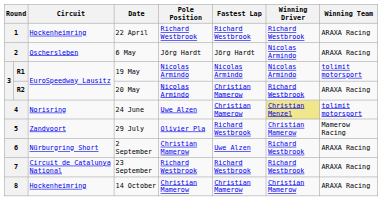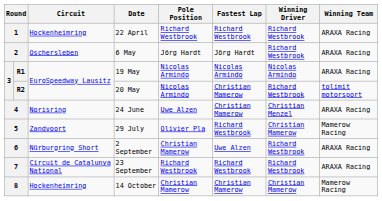(282, 52) Nicolas Armindo -> (286, 52) Richard Westbrook
(342, 71) tolimit motorsport -> (346, 71) ARAXA Racing
(346, 91) ARAXA Racing -> (342, 91) tolimit motorsport
(286, 110) khaki background -> (286, 110) no background
(342, 110) tolimit motorsport -> (346, 110) ARAXA Racing
(346, 186) ARAXA Racing -> (336, 186) Mamerow Racing
